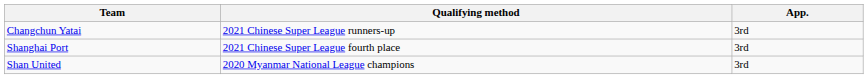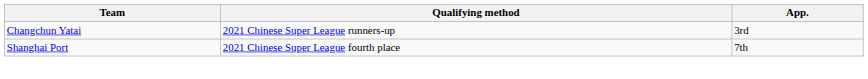(741, 47) 3rd -> (741, 47) 7th
- row: (34, 64)
